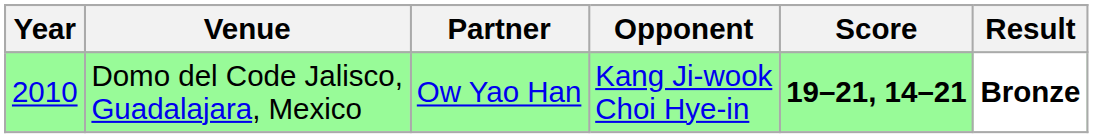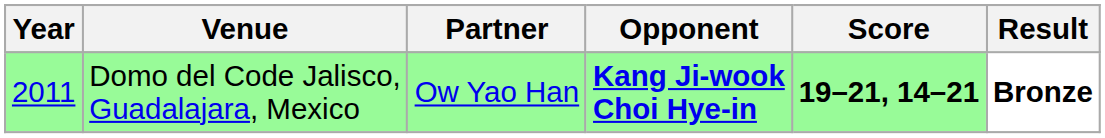(45, 92) 2010 -> (44, 92) 2011
(684, 92) normal -> (689, 92) bold
